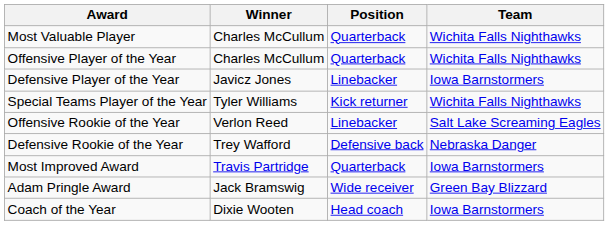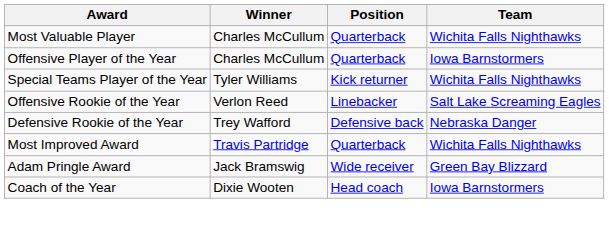(505, 58) Wichita Falls Nighthawks -> (487, 58) Iowa Barnstormers
- row: (93, 79)
(487, 166) Iowa Barnstormers -> (505, 144) Wichita Falls Nighthawks
